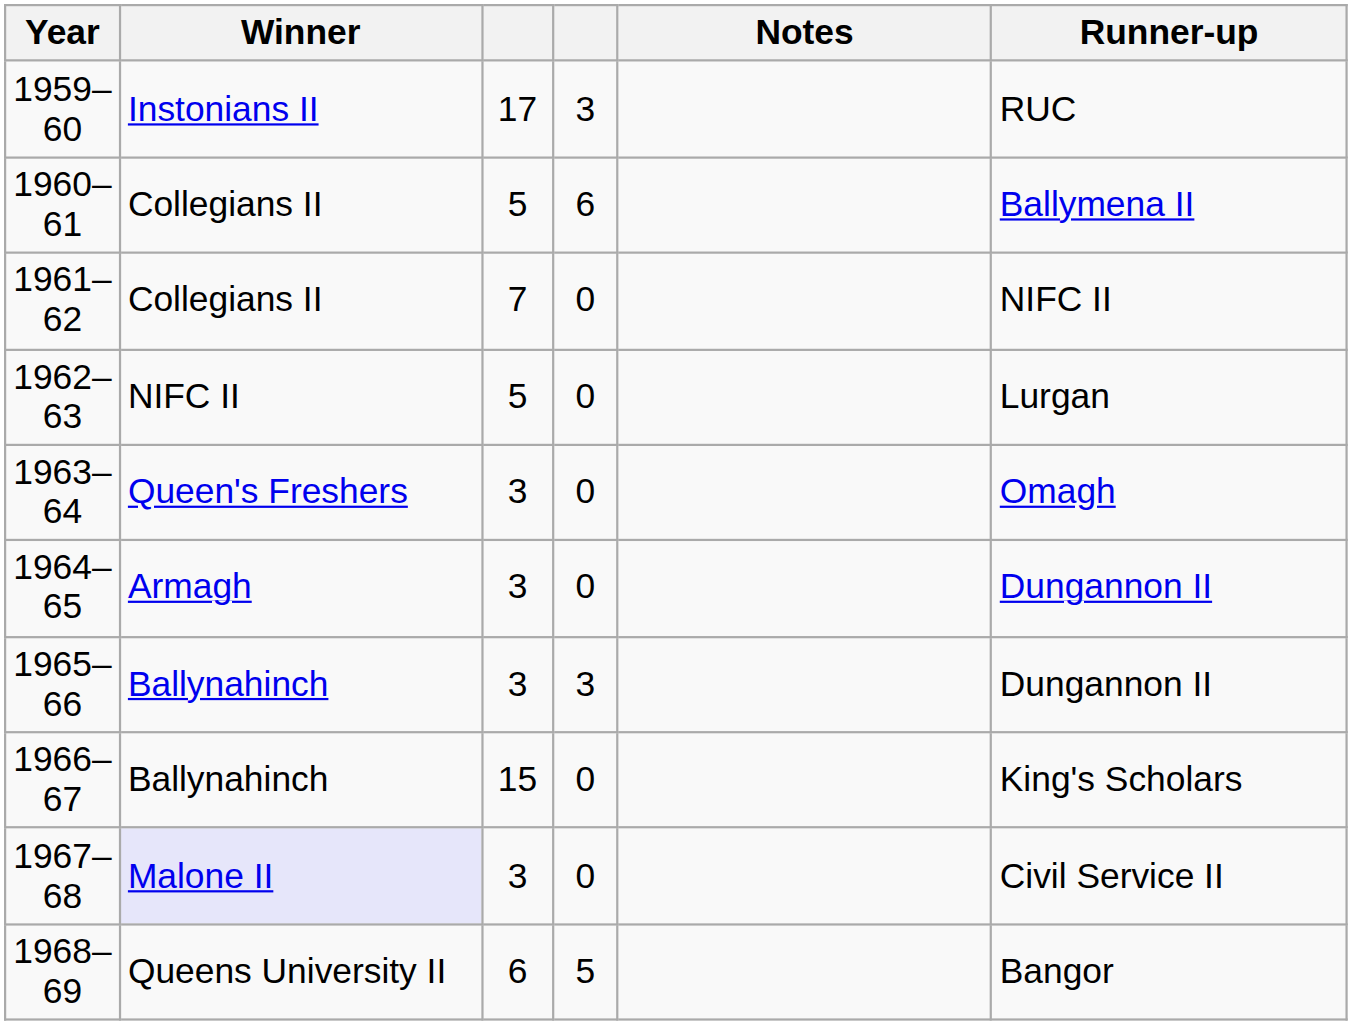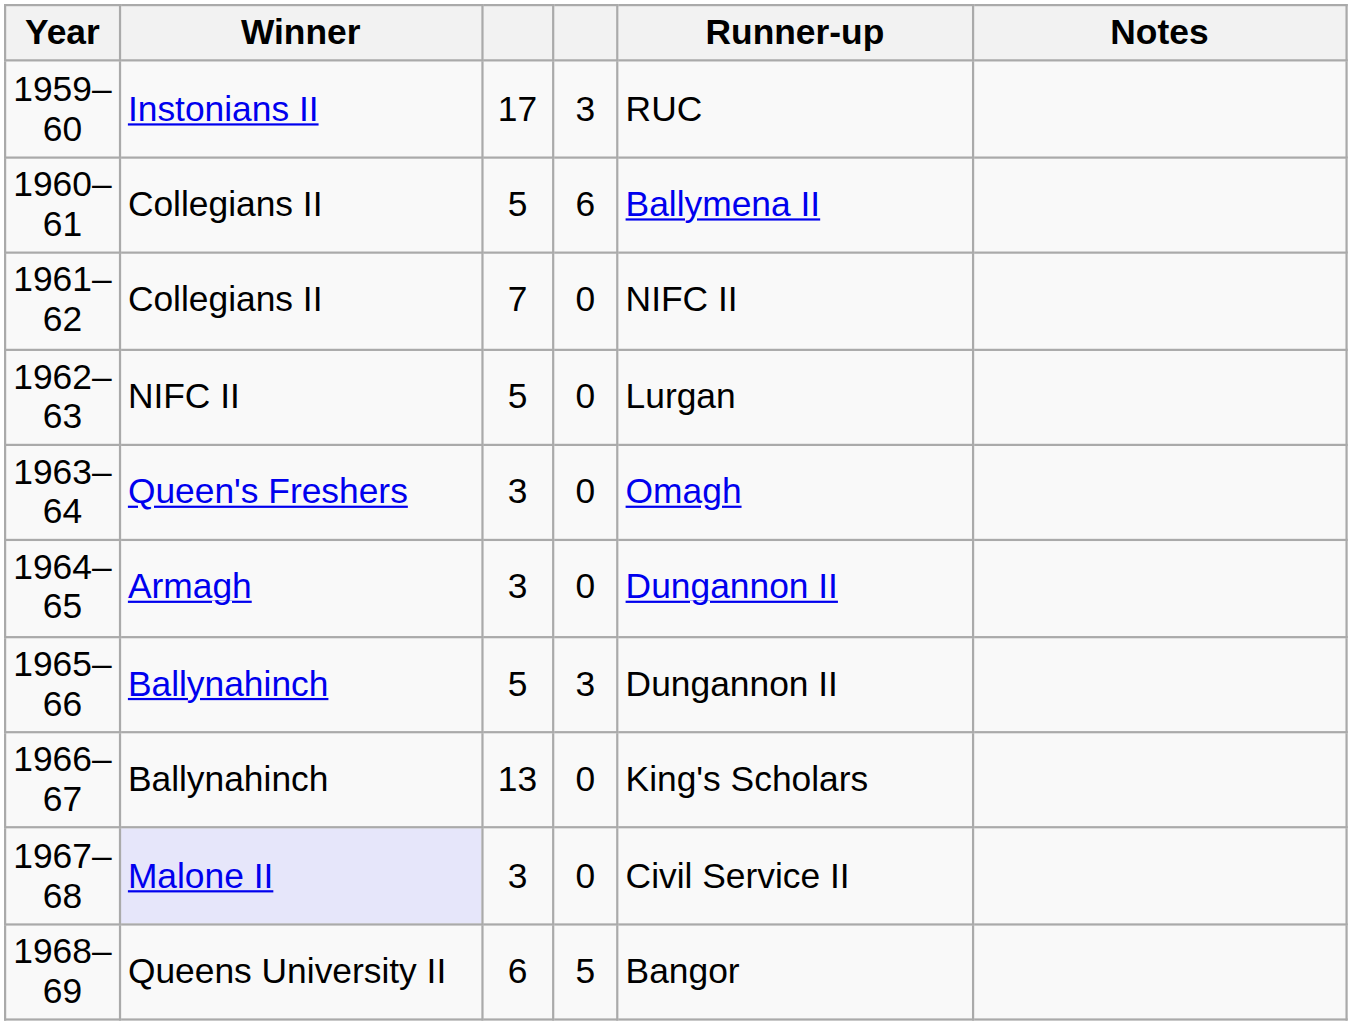columns swapped: (1169, 32) <-> (805, 32)
(518, 683) 3 -> (518, 683) 5
(518, 779) 15 -> (518, 779) 13
